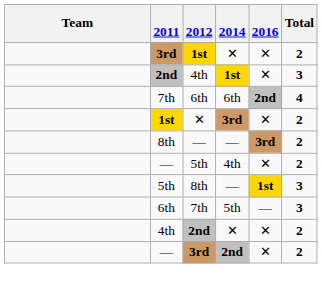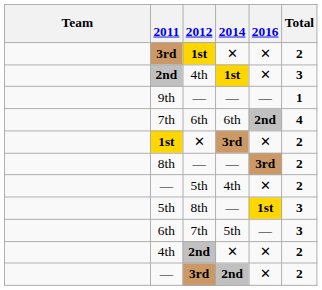+ row: (166, 98)
